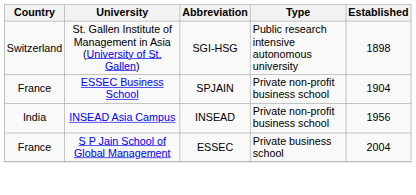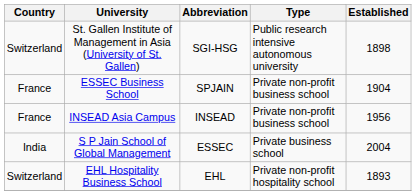(35, 118) India -> (35, 118) France
(35, 147) France -> (35, 147) India
+ row: (122, 176)
